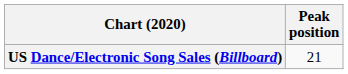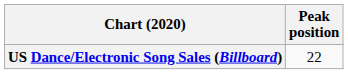(314, 56) 21 -> (314, 56) 22
